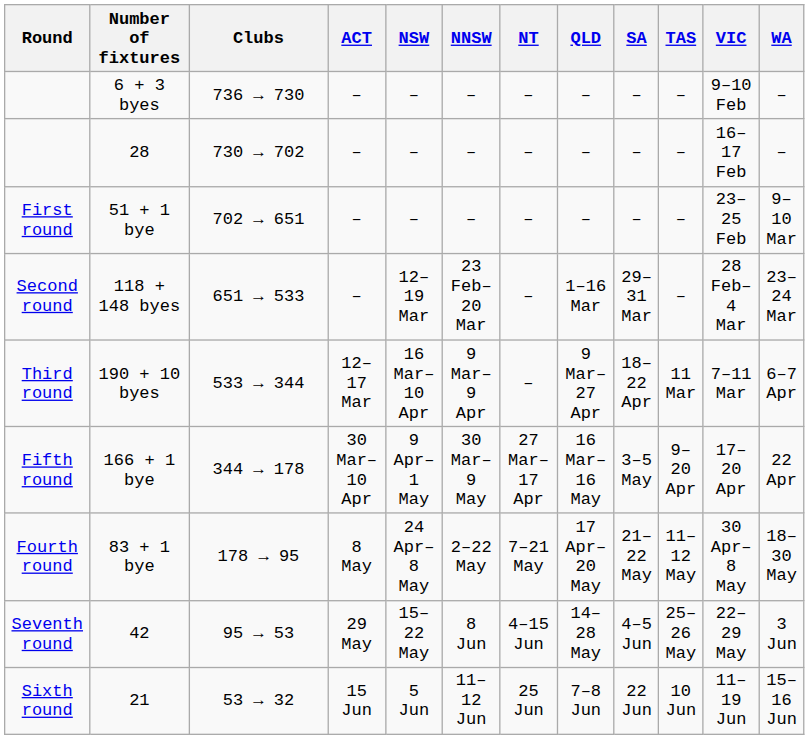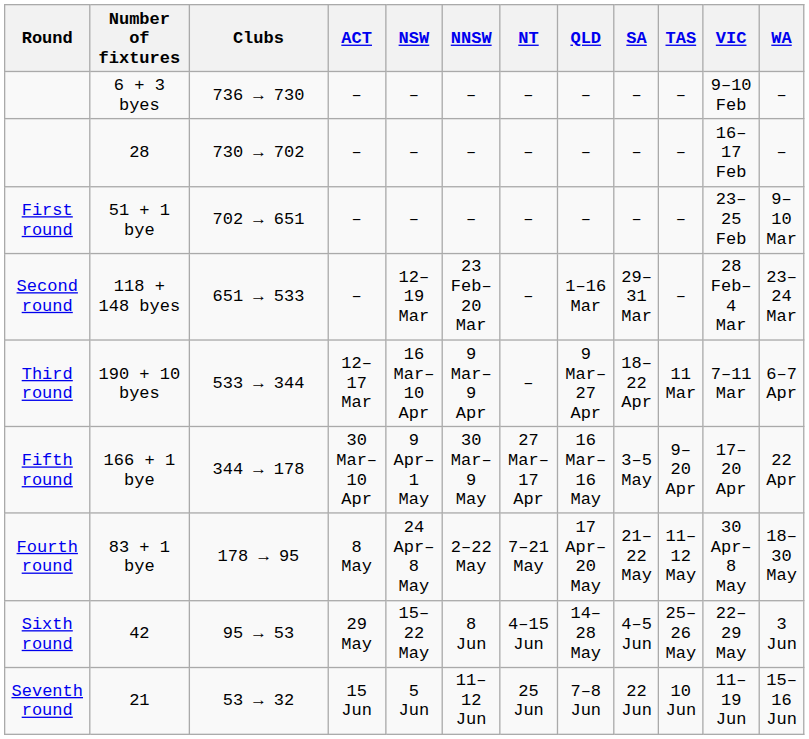(47, 634) Seventh round -> (47, 634) Sixth round
(47, 701) Sixth round -> (47, 701) Seventh round
